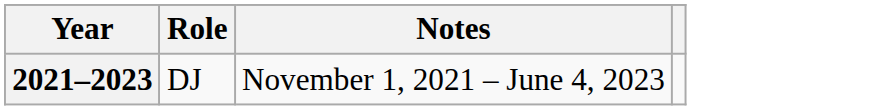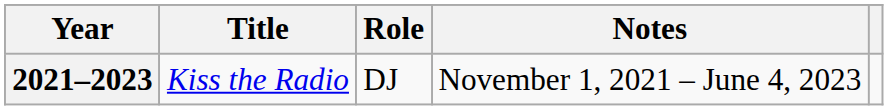+ column: (258, 29)
